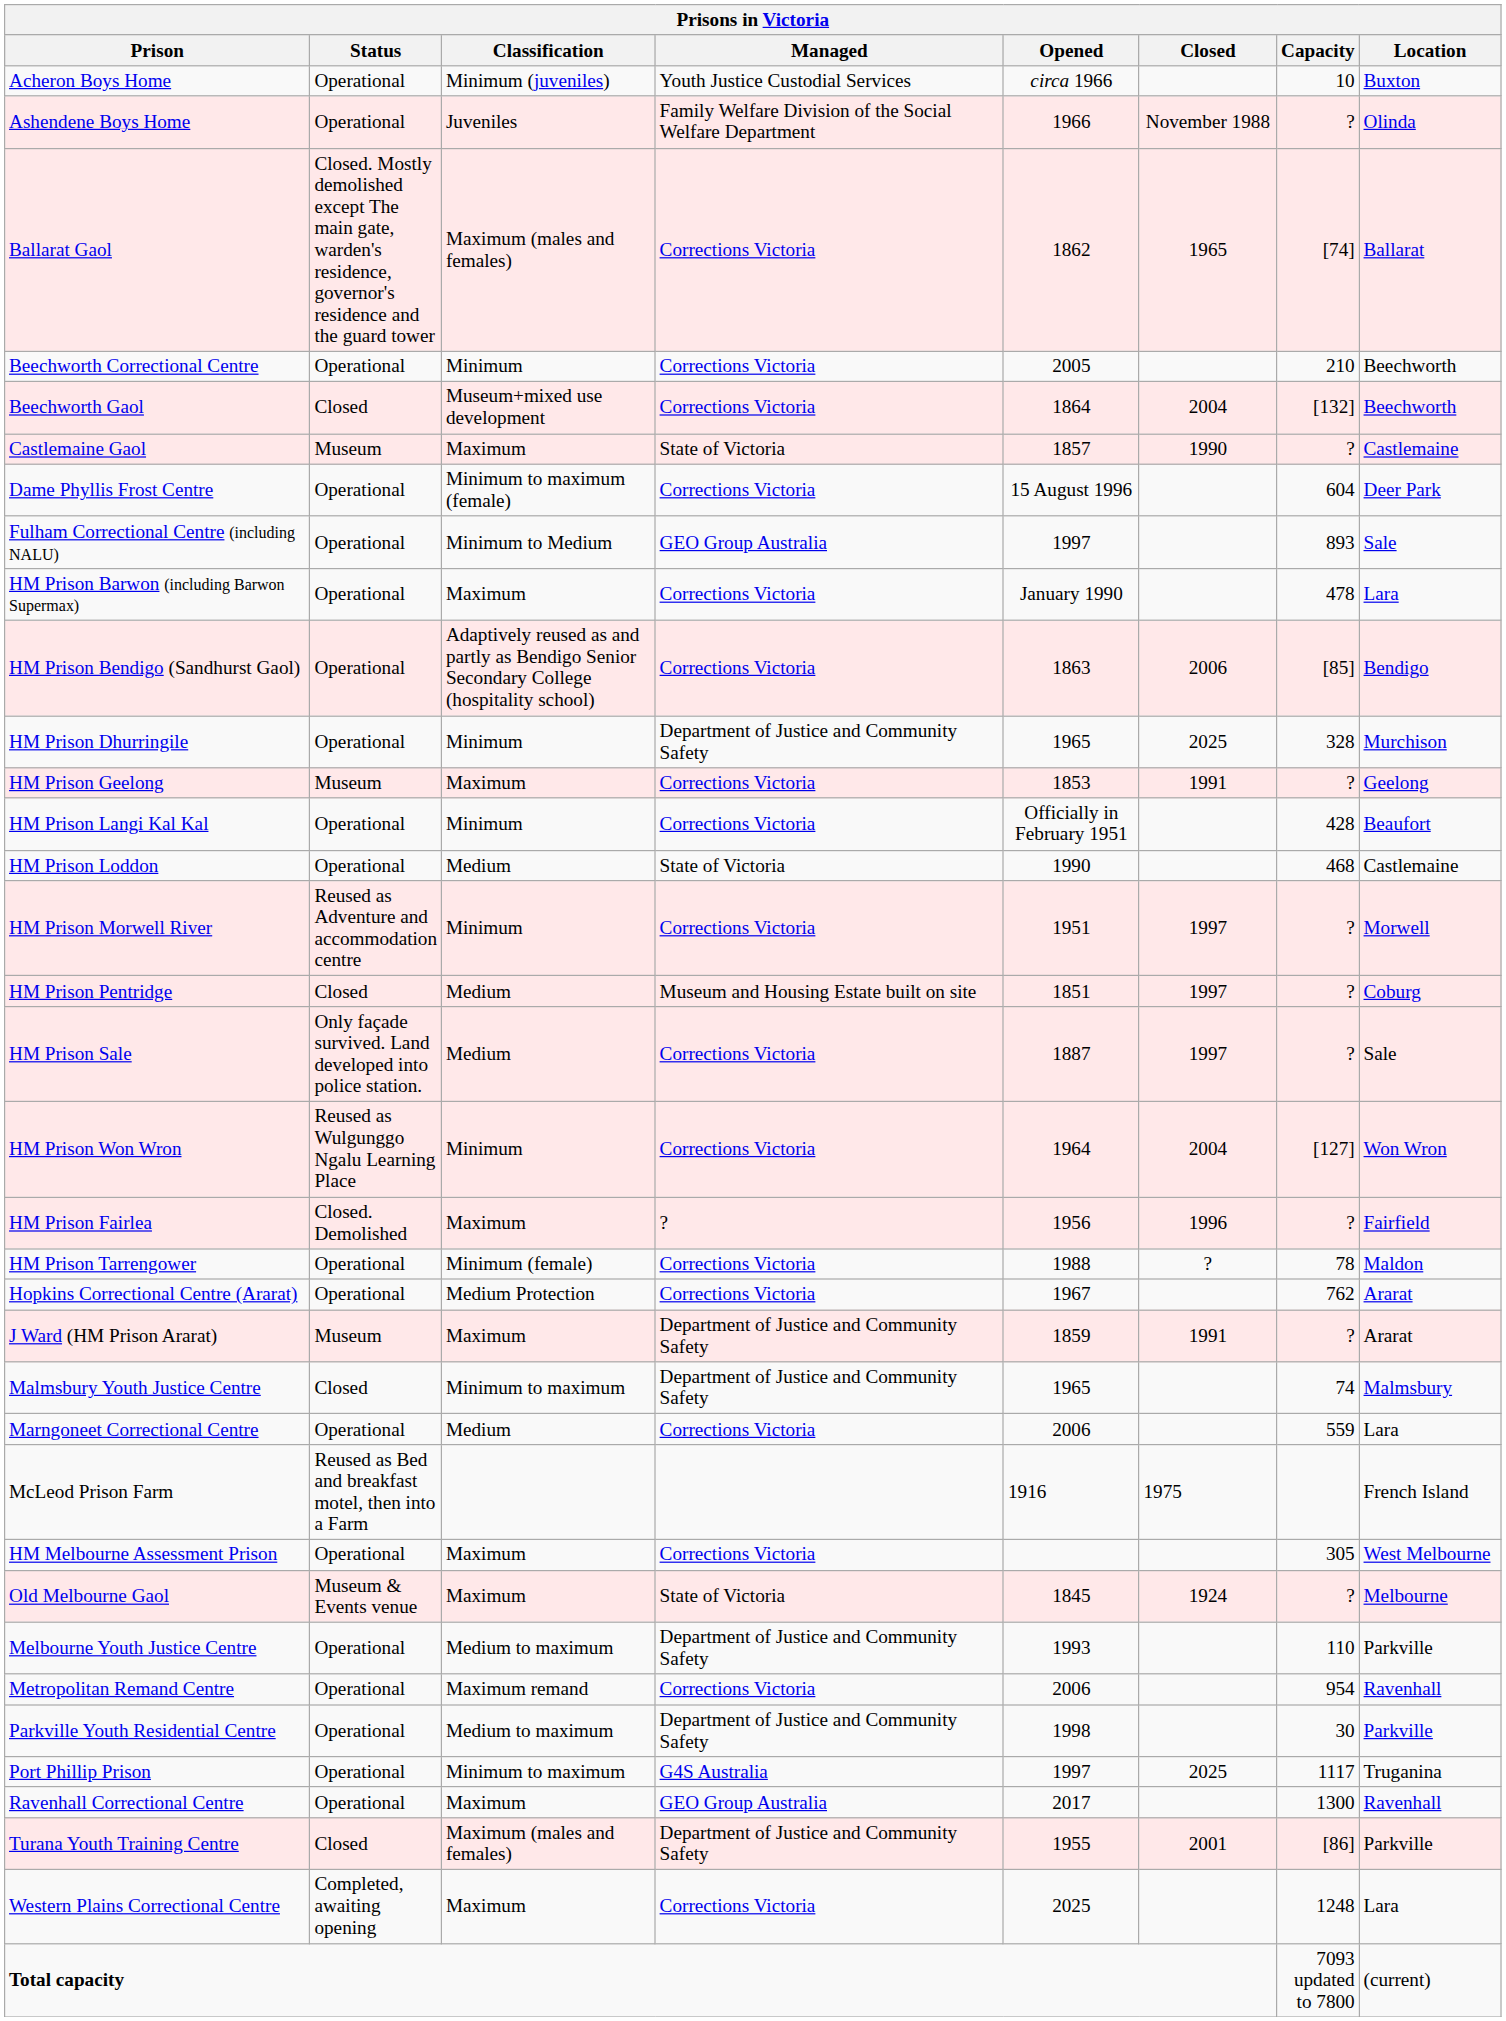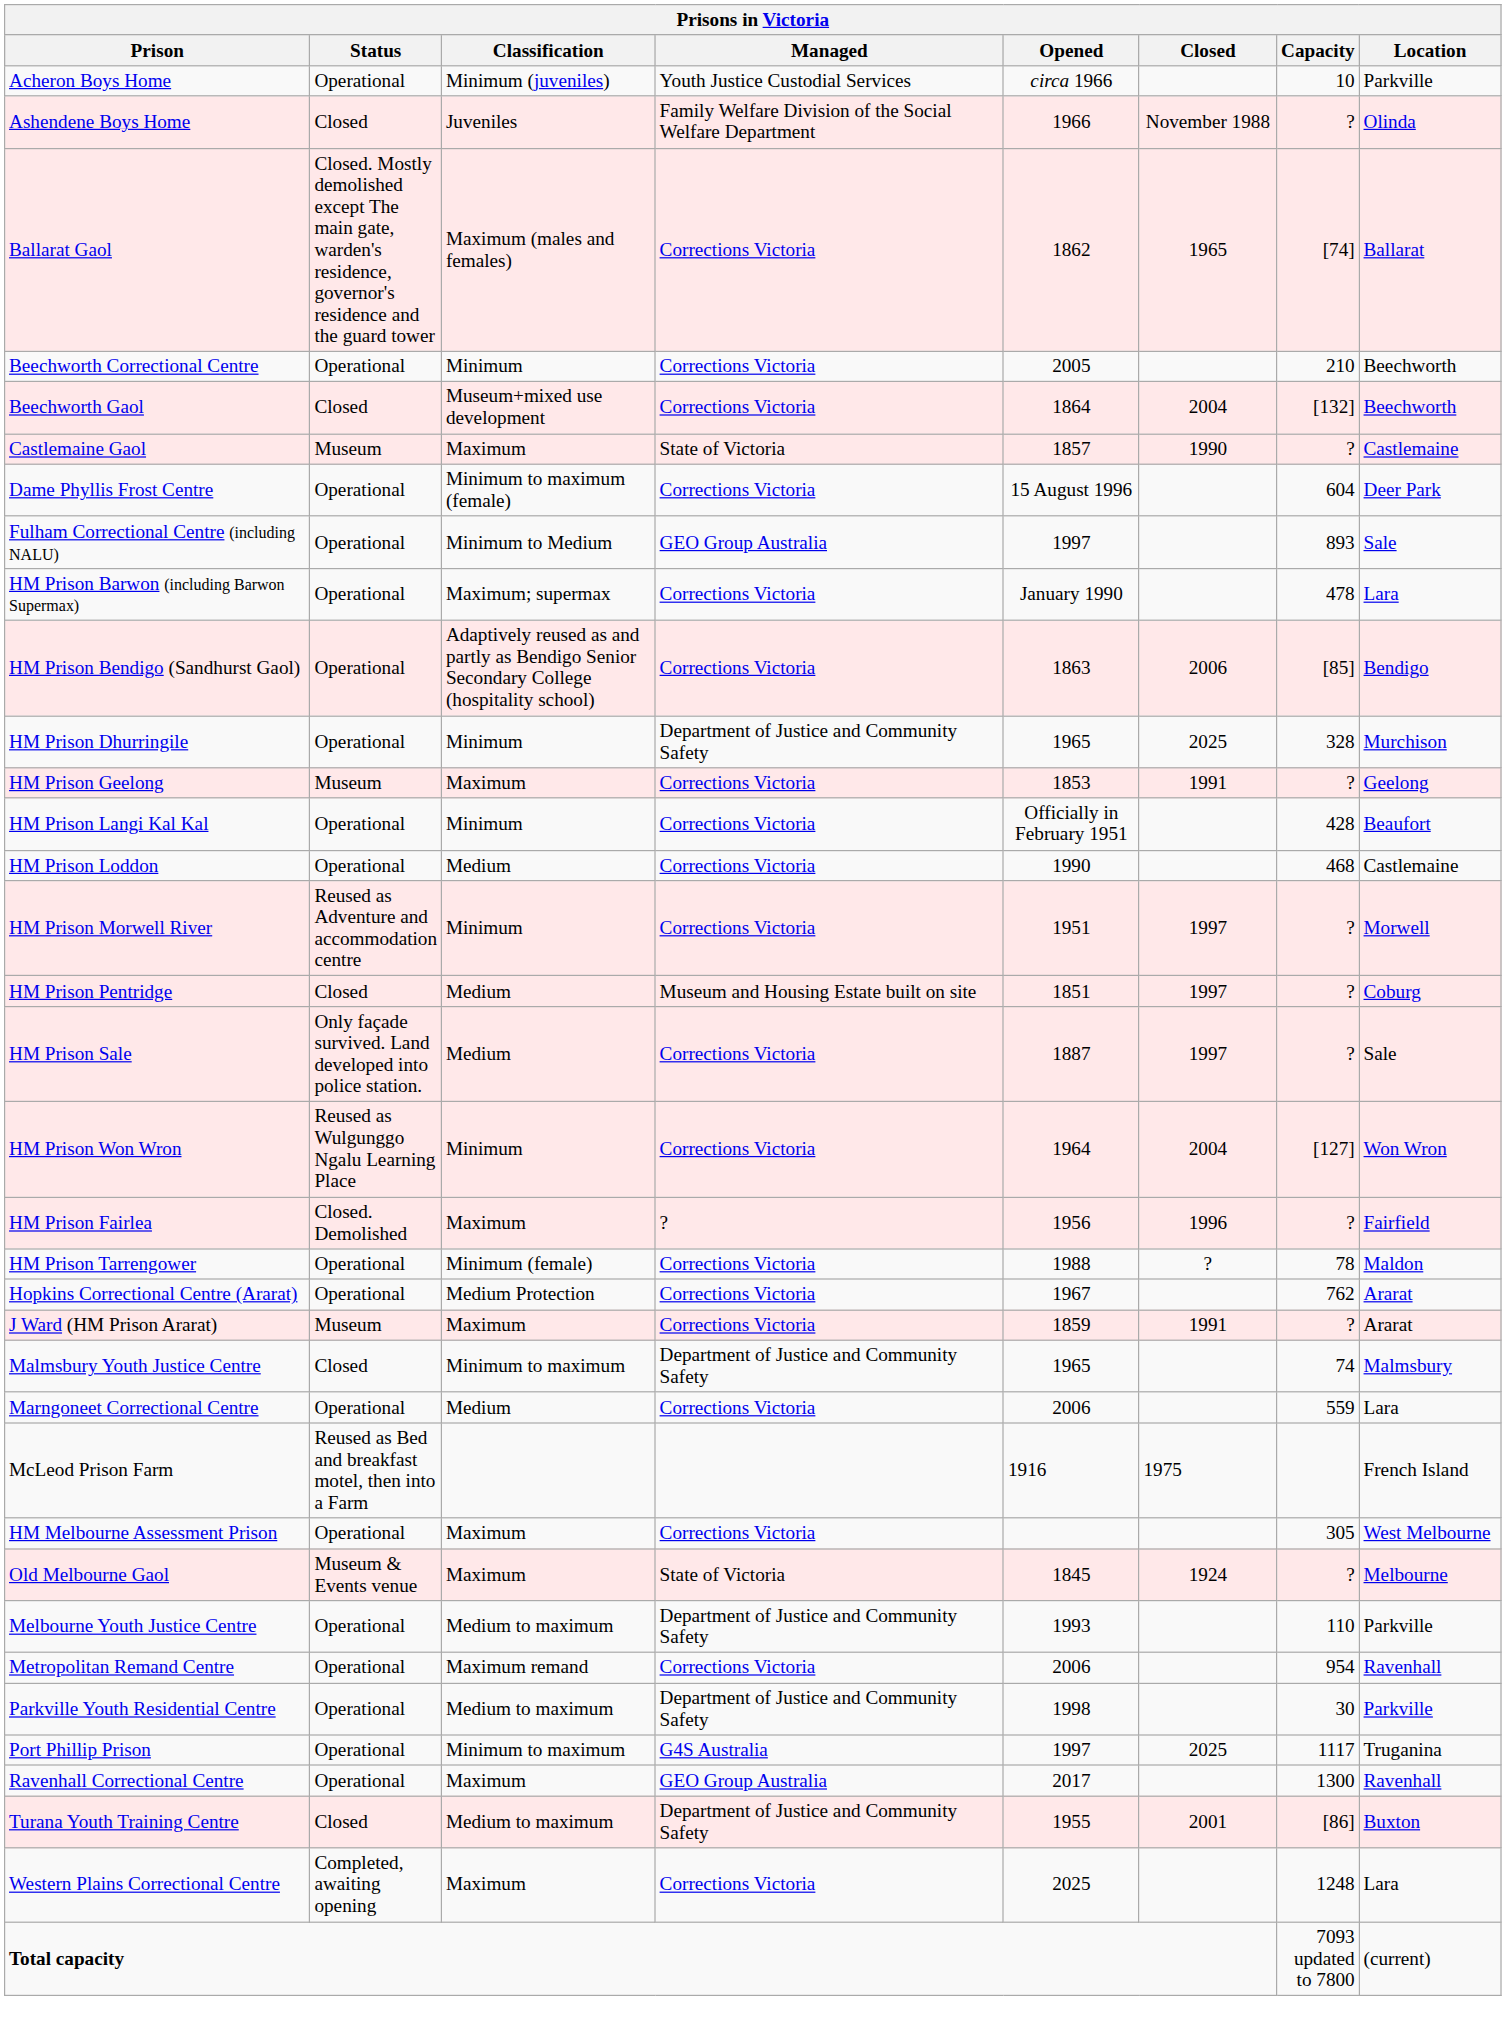(1392, 80) Buxton -> (1398, 80) Parkville
(360, 121) Operational -> (341, 121) Closed
(486, 594) Maximum -> (528, 594) Maximum; supermax
(722, 865) State of Victoria -> (737, 865) Corrections Victoria
(808, 1335) Department of Justice and Community Safety -> (737, 1324) Corrections Victoria
(530, 1843) Maximum (males and females) -> (530, 1821) Medium to maximum
(1398, 1843) Parkville -> (1392, 1821) Buxton
